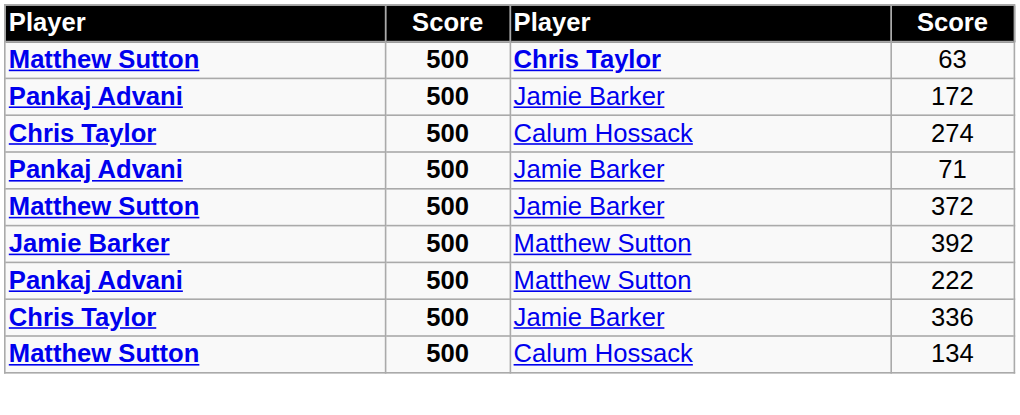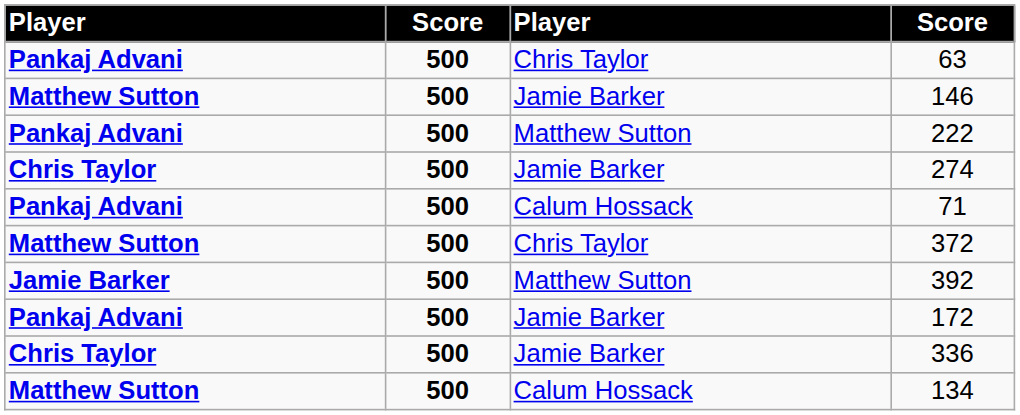(104, 59) Matthew Sutton -> (96, 59) Pankaj Advani
(587, 59) bold -> (581, 59) normal
+ row: (952, 96)
rows swapped: (952, 96) <-> (952, 280)
(603, 133) Calum Hossack -> (589, 170) Jamie Barker
(589, 170) Jamie Barker -> (603, 206) Calum Hossack
(589, 206) Jamie Barker -> (581, 243) Chris Taylor
